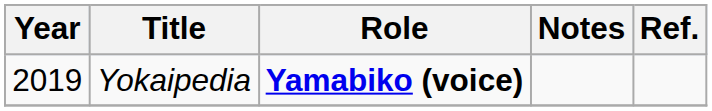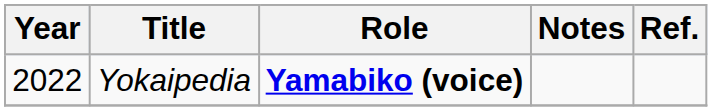(47, 79) 2019 -> (47, 79) 2022
